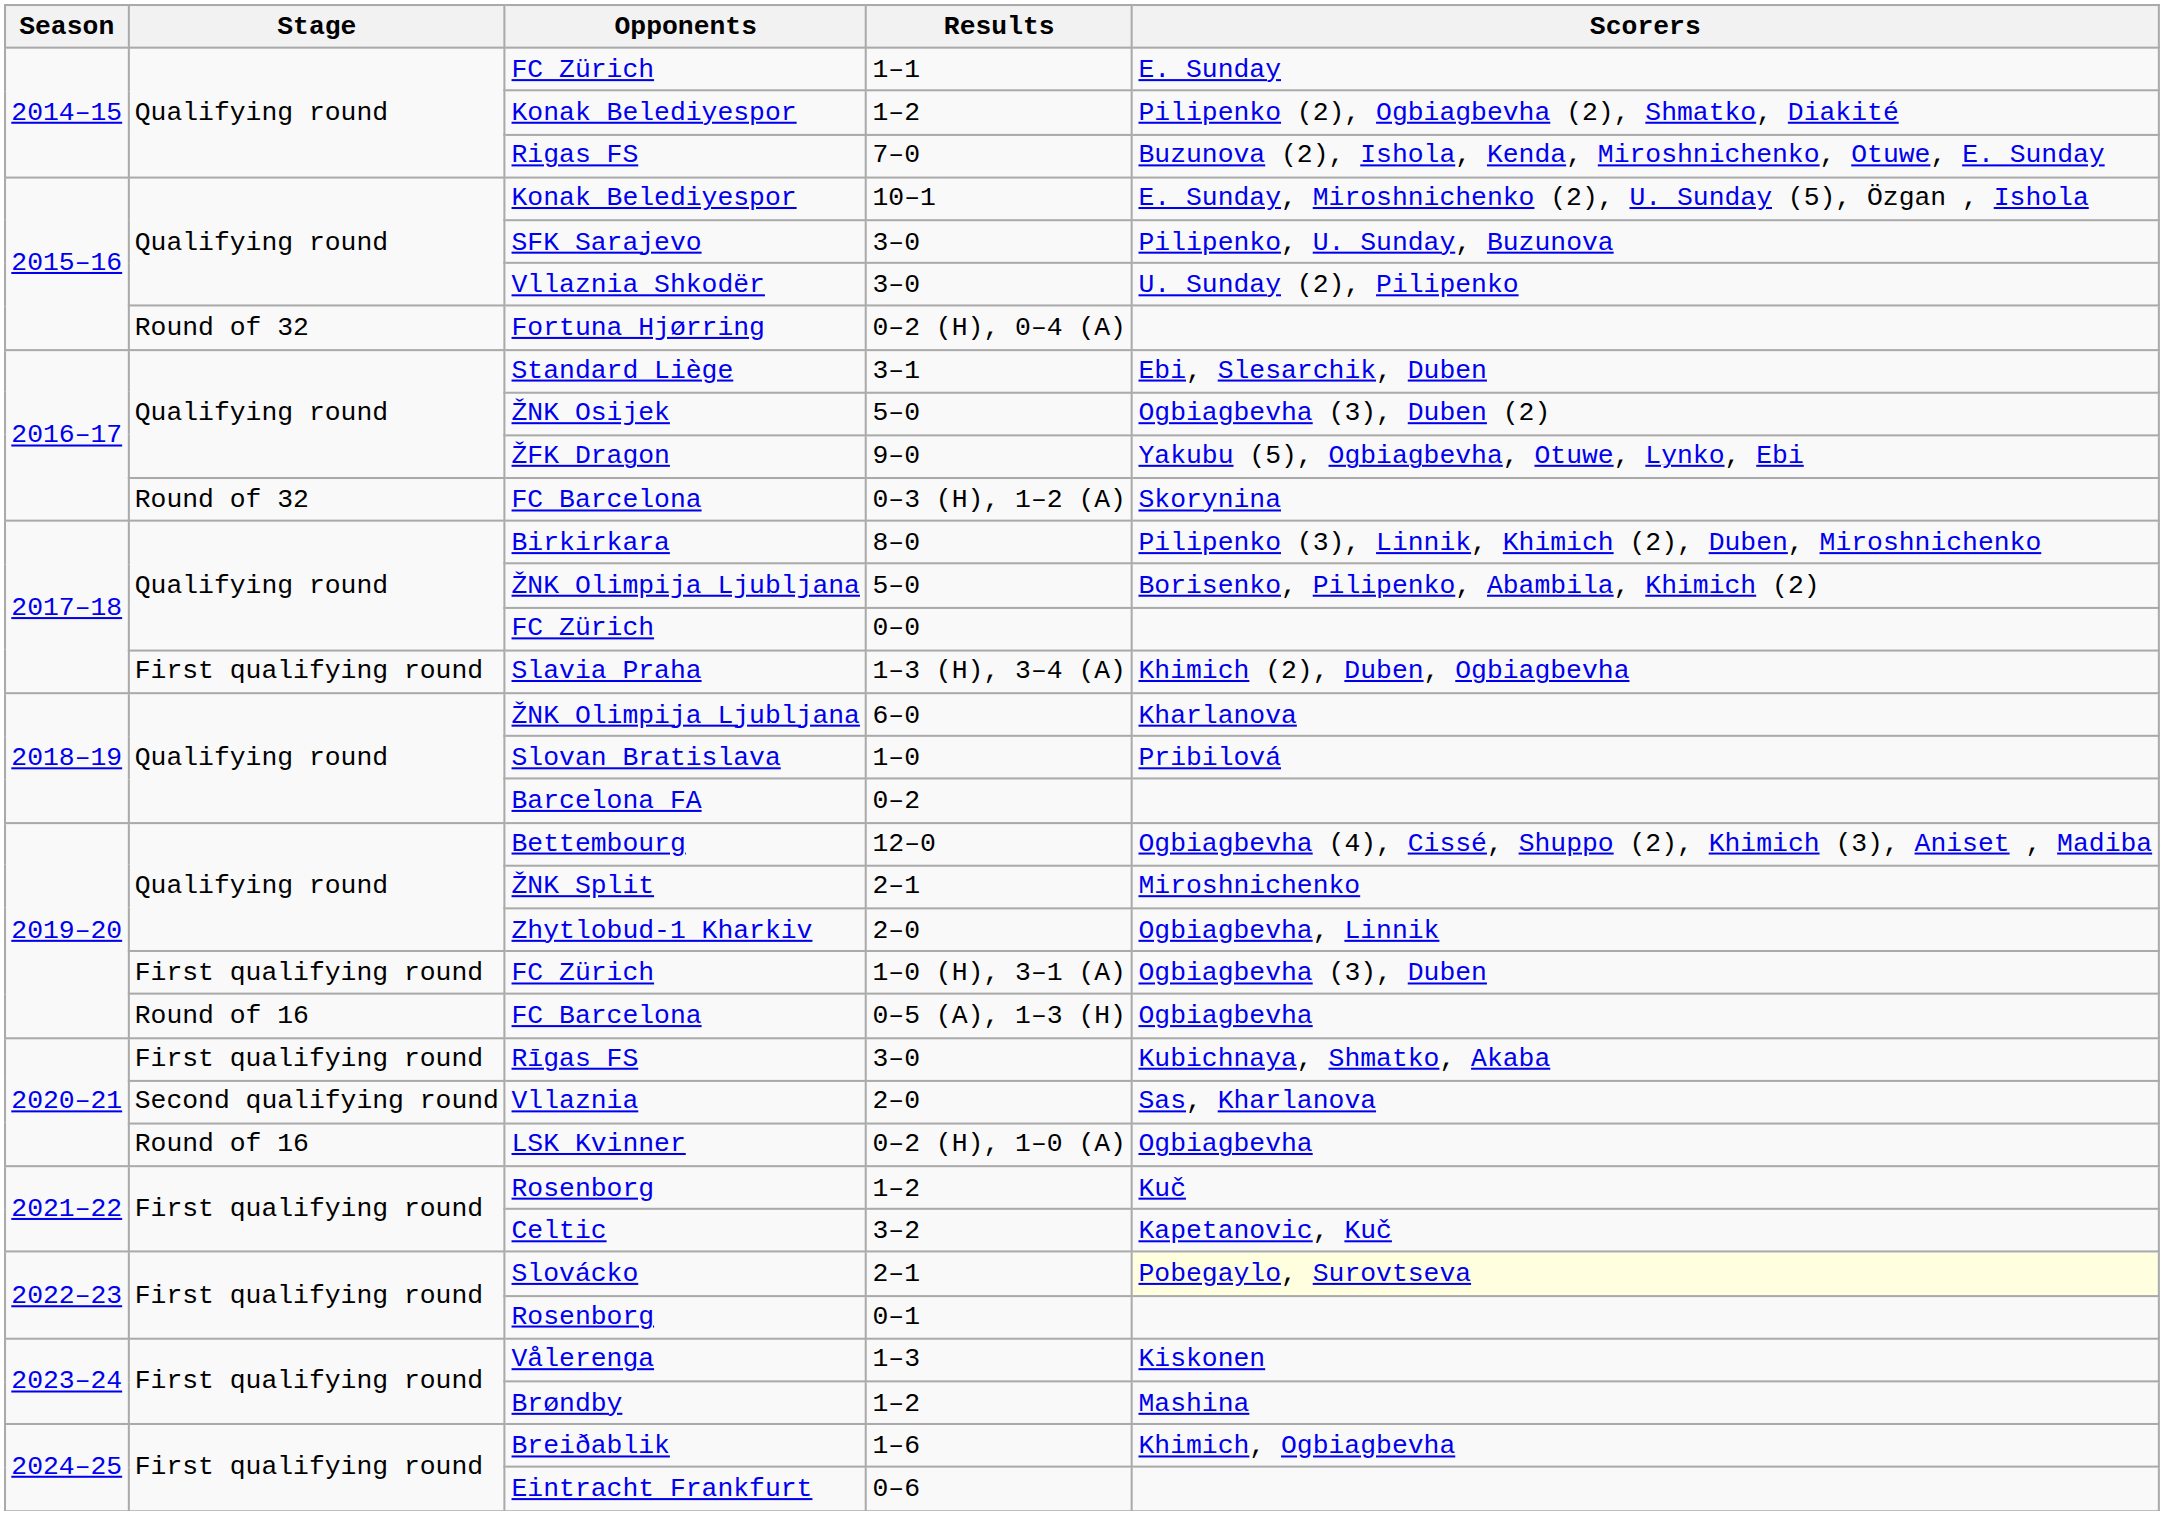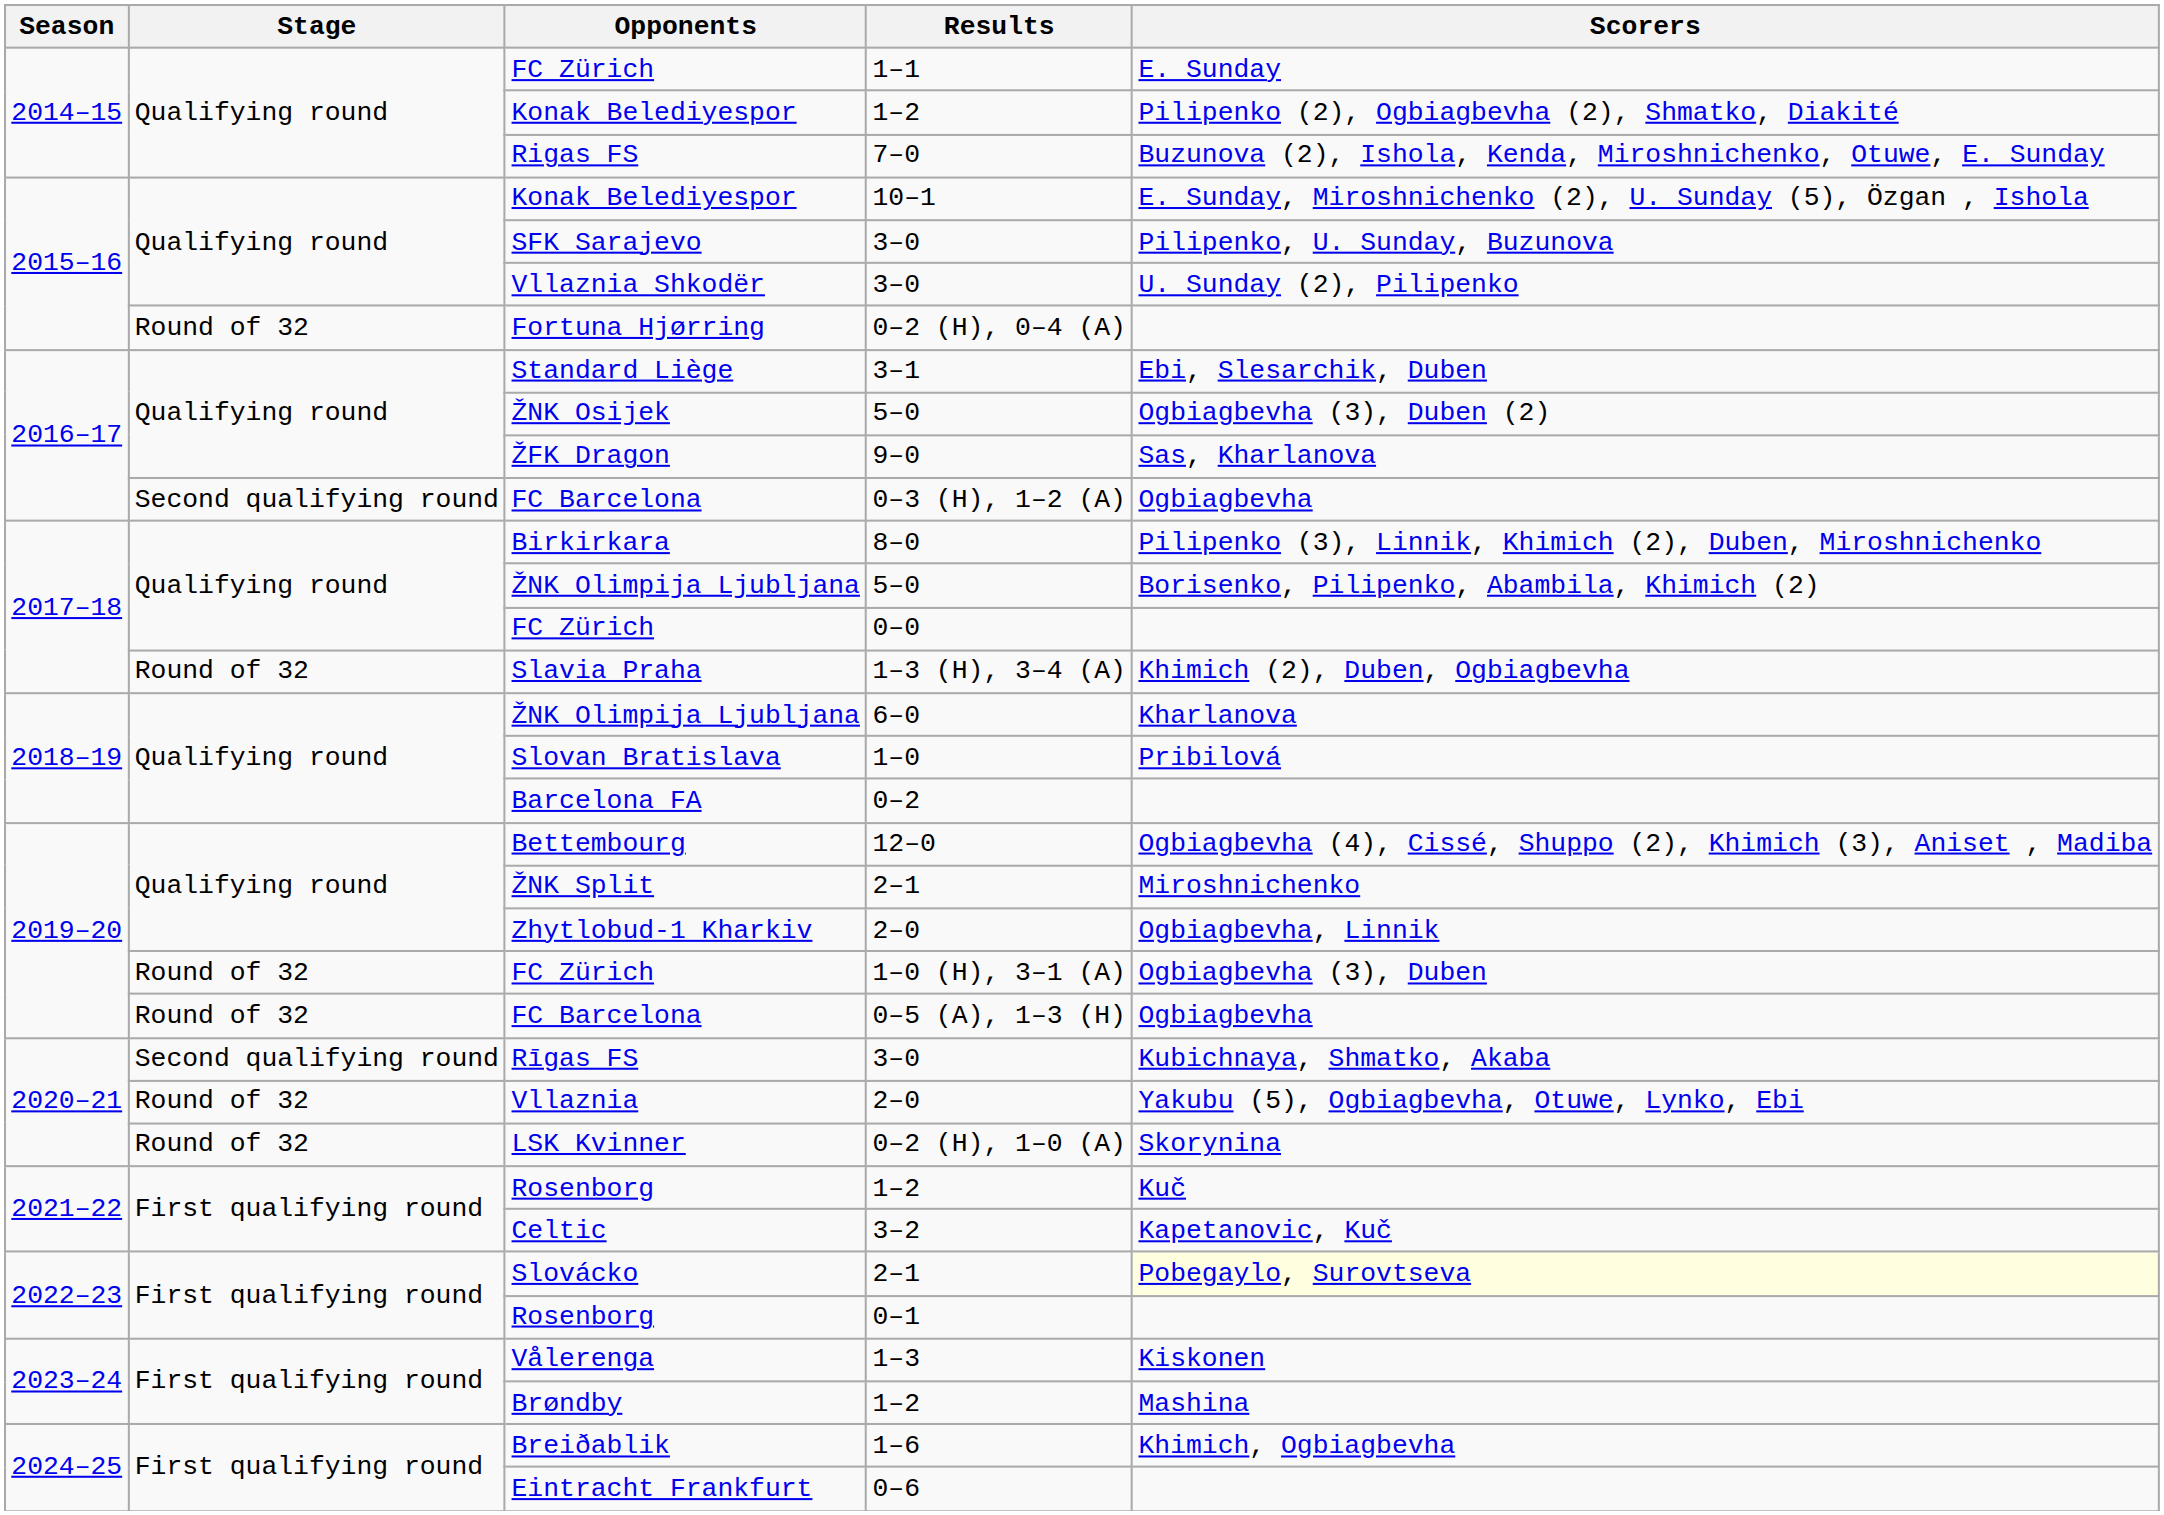(1471, 457) Yakubu (5), Ogbiagbevha, Otuwe, Lynko, Ebi -> (1257, 457) Sas, Kharlanova
(222, 500) Round of 32 -> (317, 500) Second qualifying round
(1210, 500) Skorynina -> (1226, 500) Ogbiagbevha
(309, 672) First qualifying round -> (222, 672) Round of 32
(309, 973) First qualifying round -> (222, 973) Round of 32
(222, 1016) Round of 16 -> (222, 1016) Round of 32
(309, 1059) First qualifying round -> (317, 1059) Second qualifying round
(317, 1102) Second qualifying round -> (222, 1102) Round of 32
(1257, 1102) Sas, Kharlanova -> (1471, 1102) Yakubu (5), Ogbiagbevha, Otuwe, Lynko, Ebi
(222, 1145) Round of 16 -> (222, 1145) Round of 32
(1226, 1145) Ogbiagbevha -> (1210, 1145) Skorynina
